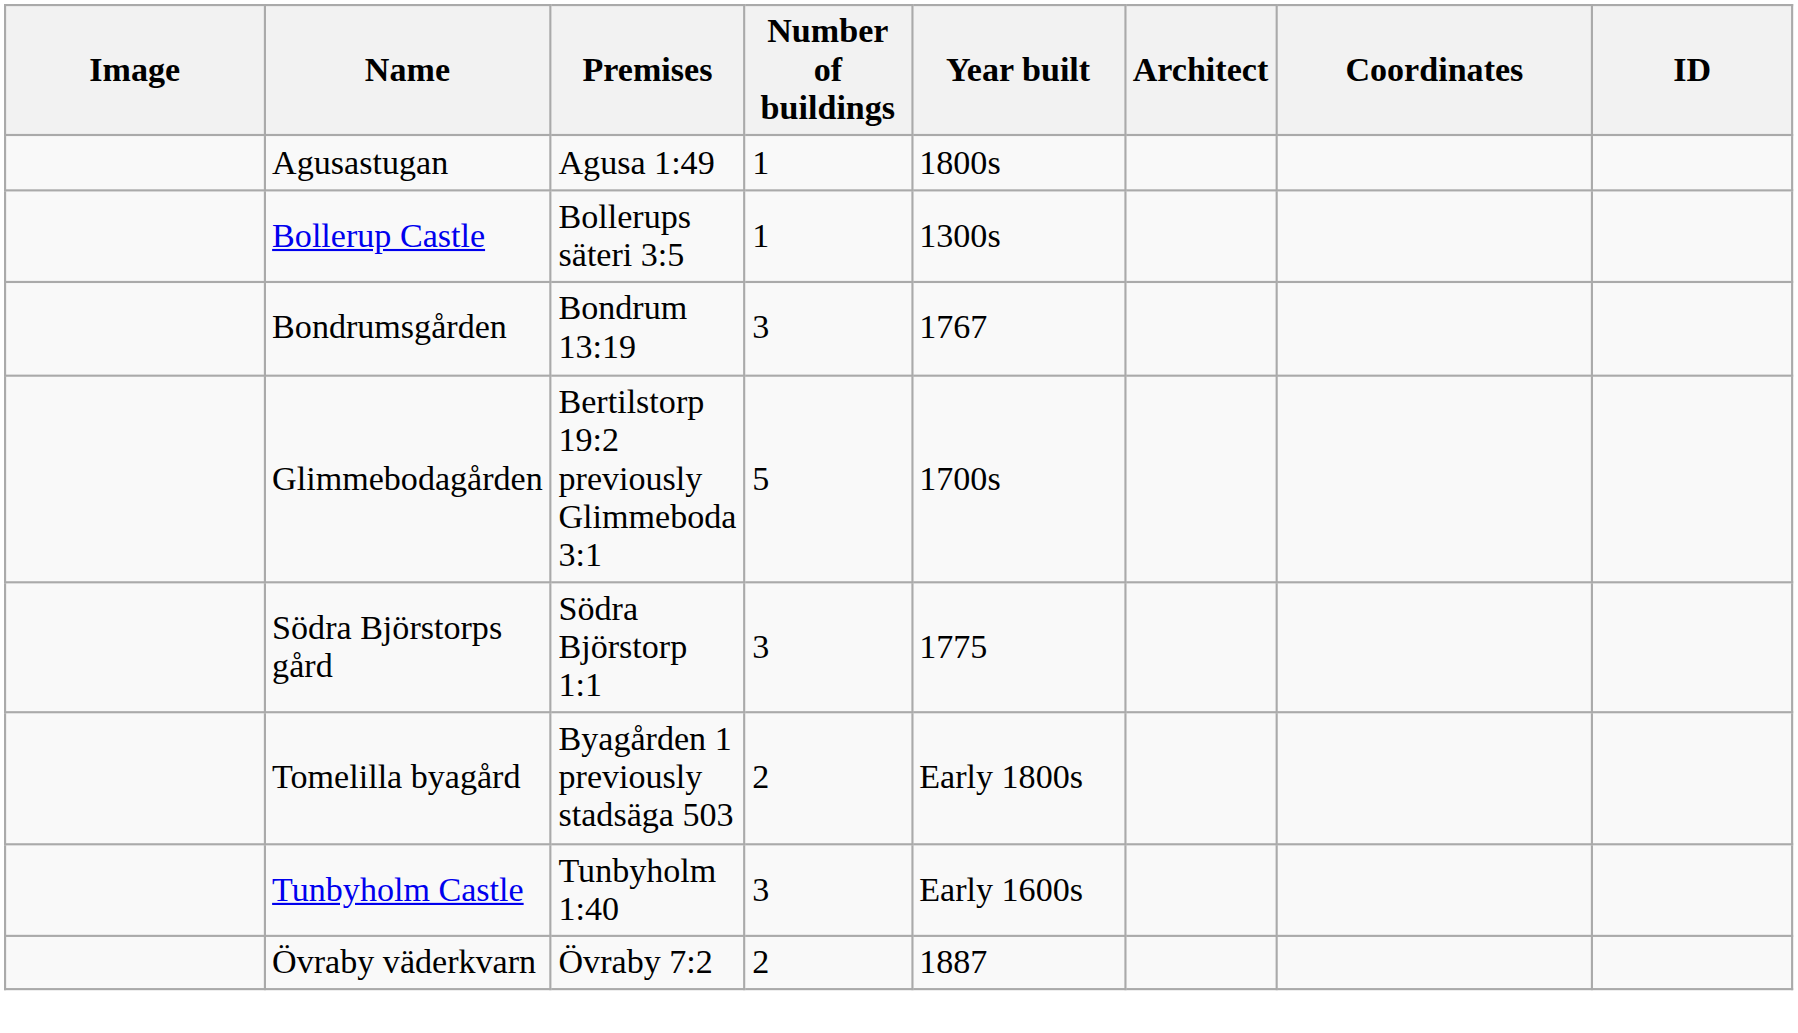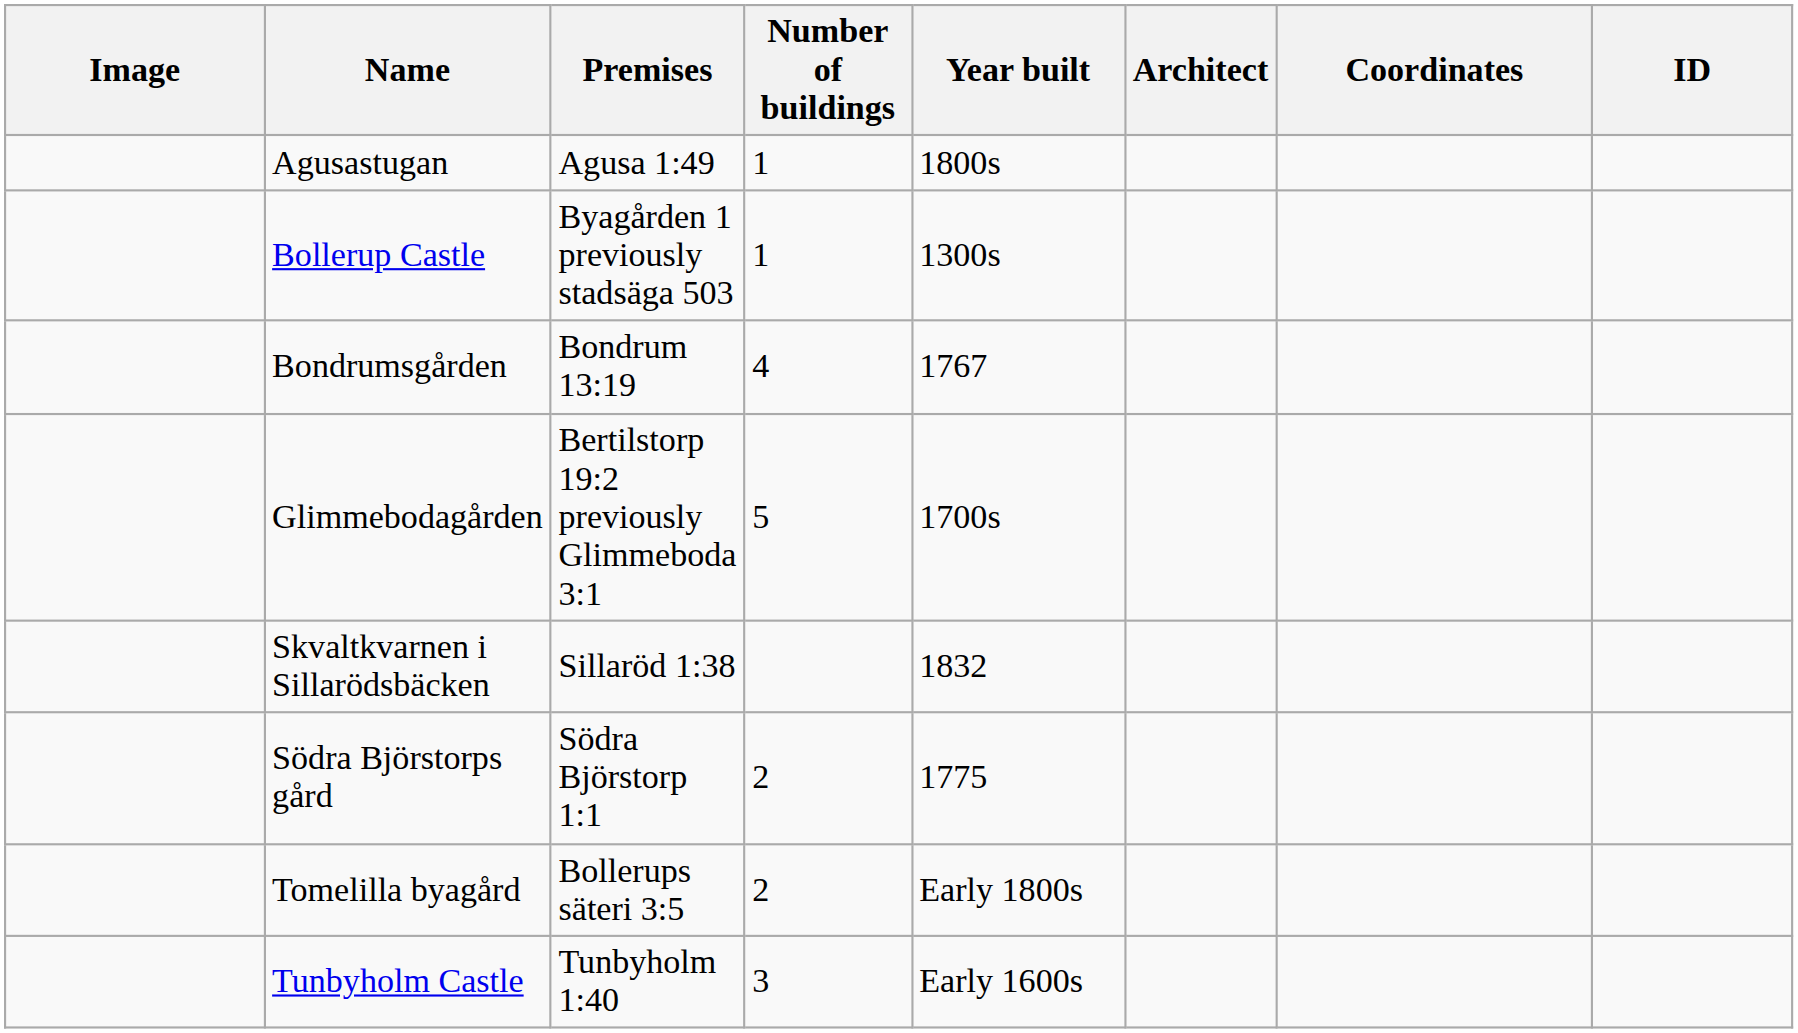(625, 235) Bollerups säteri 3:5 -> (646, 254) Byagården 1 previously stadsäga 503
(761, 327) 3 -> (761, 366) 4
+ row: (381, 665)
(761, 646) 3 -> (761, 777) 2
(646, 777) Byagården 1 previously stadsäga 503 -> (625, 889) Bollerups säteri 3:5
- row: (404, 962)
